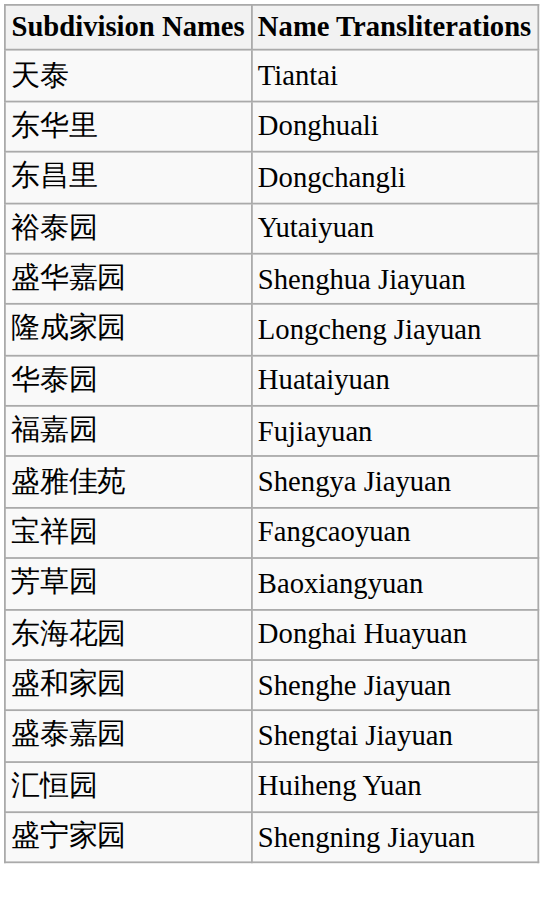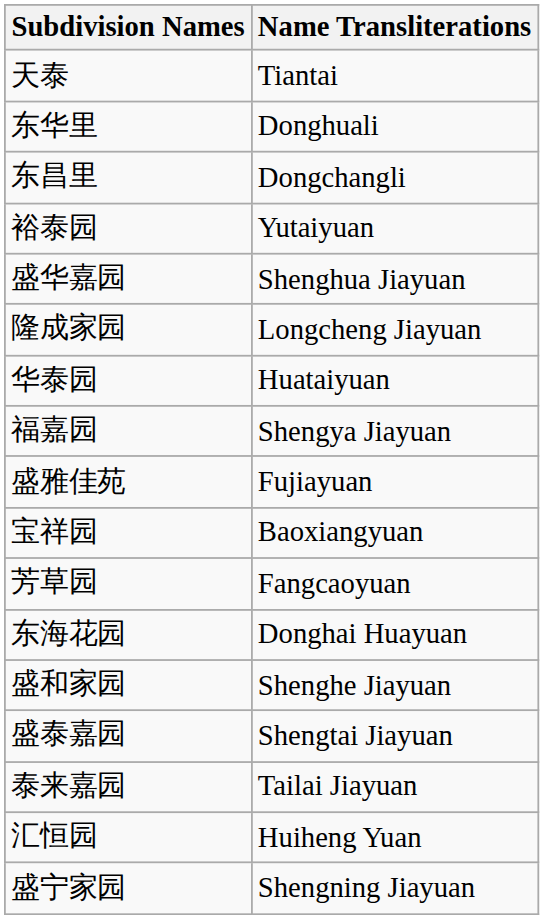(315, 430) Fujiayuan -> (355, 430) Shengya Jiayuan
(355, 481) Shengya Jiayuan -> (315, 481) Fujiayuan
(334, 532) Fangcaoyuan -> (341, 532) Baoxiangyuan
(341, 583) Baoxiangyuan -> (334, 583) Fangcaoyuan
+ row: (69, 785)
